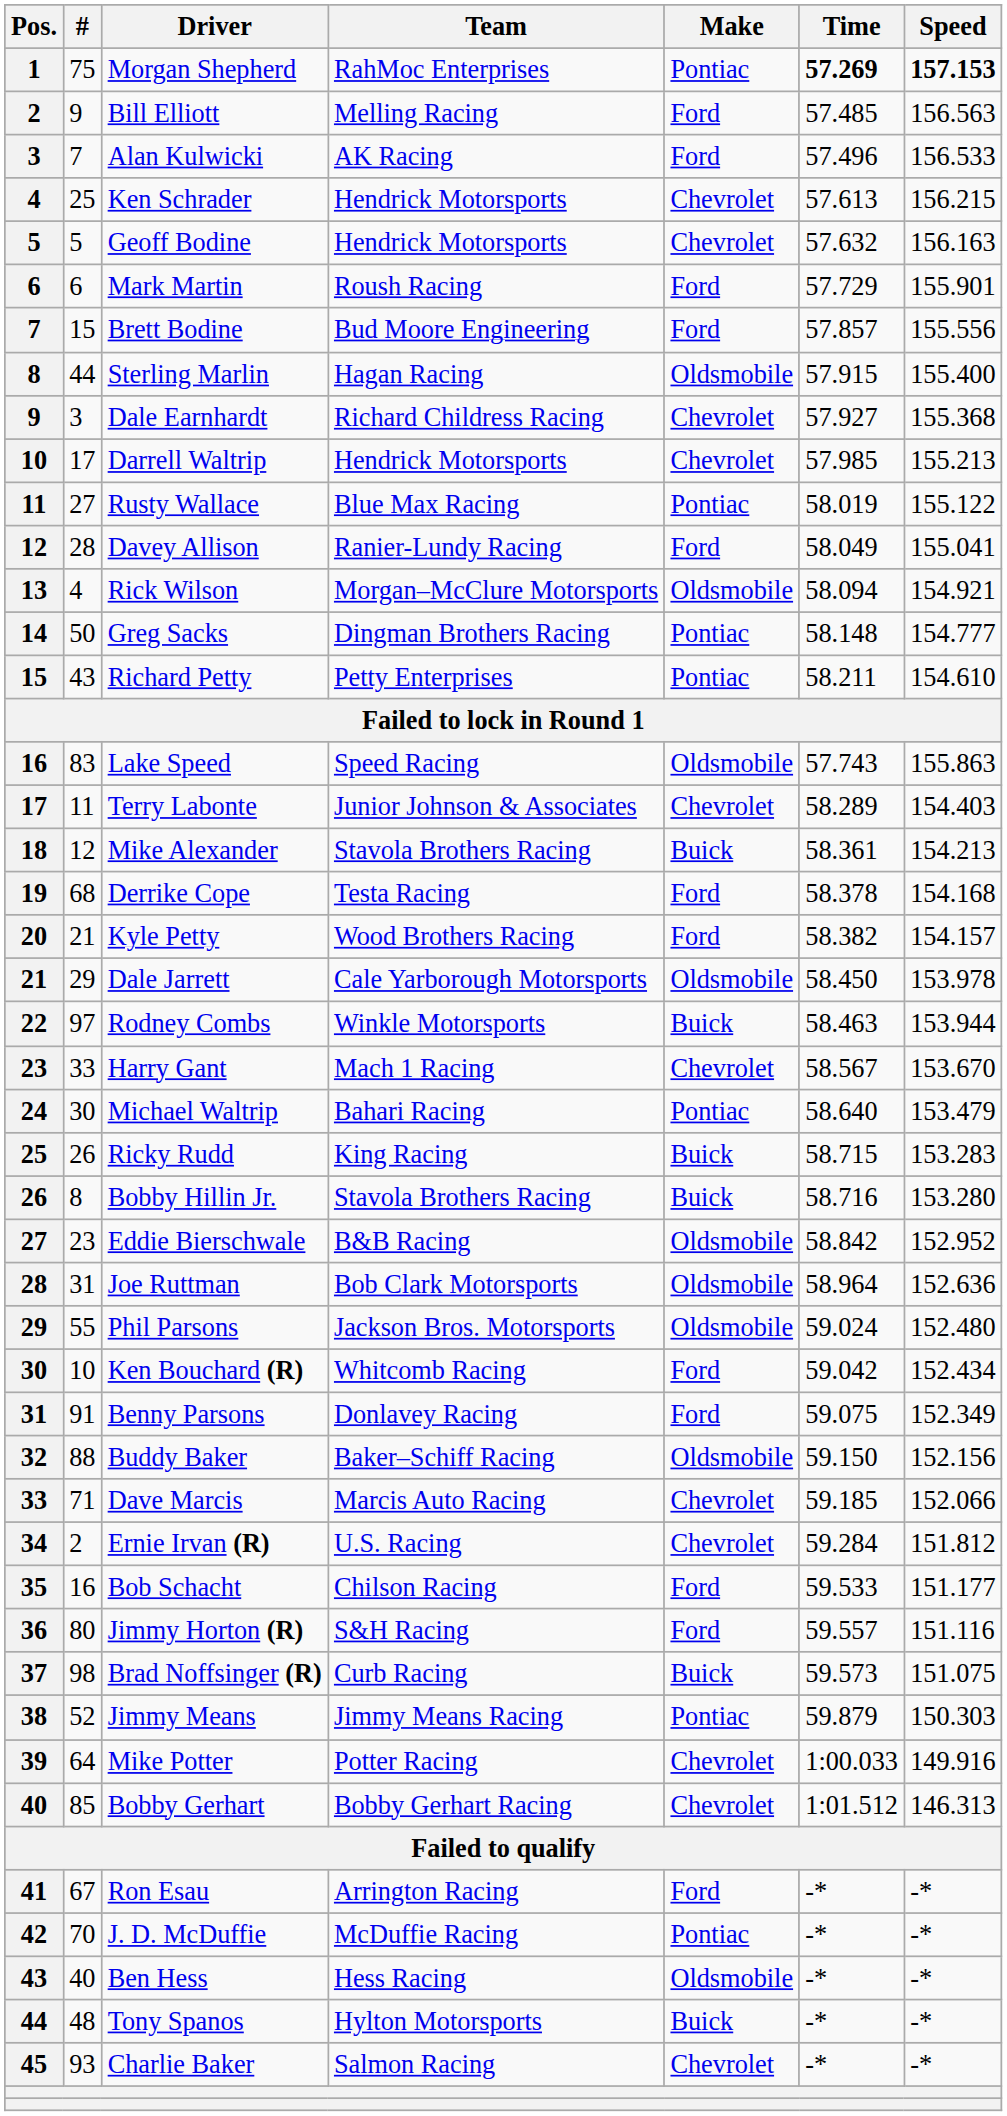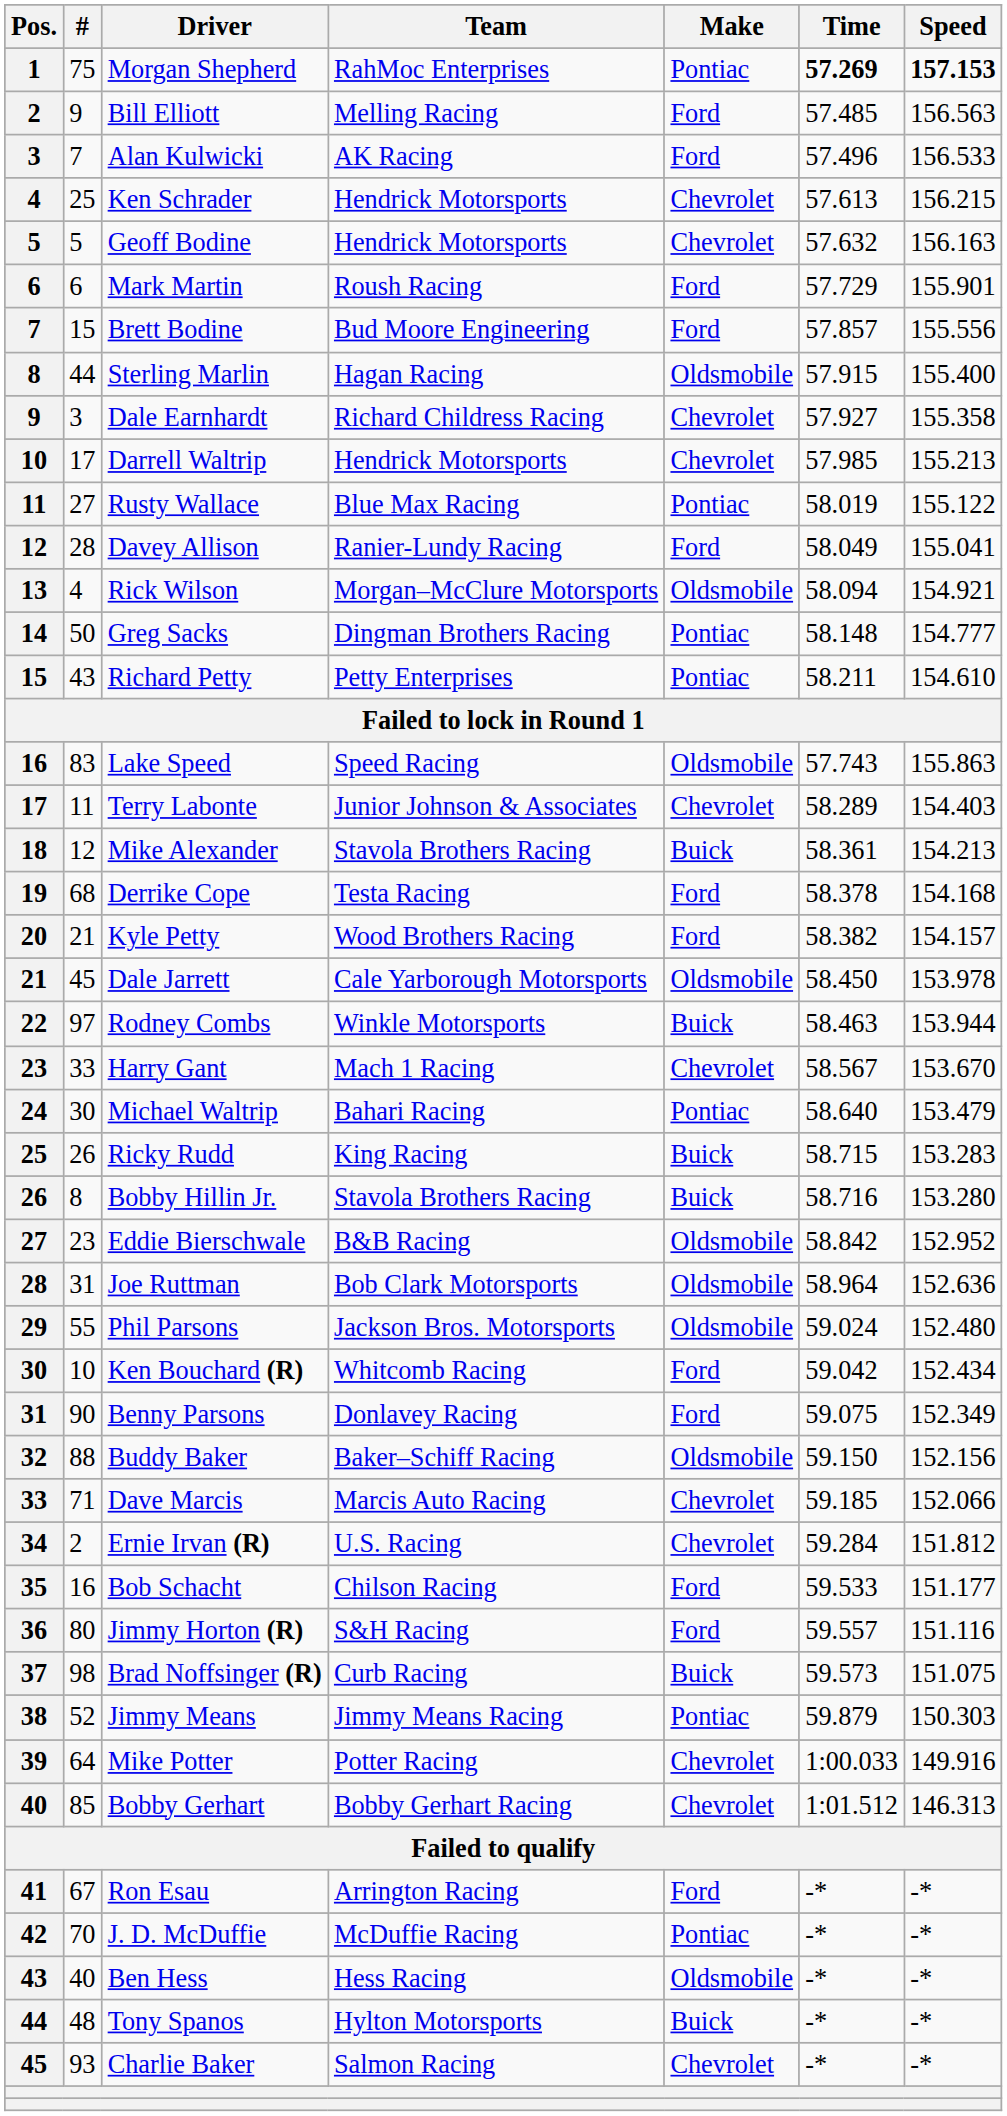(953, 416) 155.368 -> (953, 416) 155.358
(82, 980) 29 -> (82, 980) 45
(82, 1413) 91 -> (82, 1413) 90
